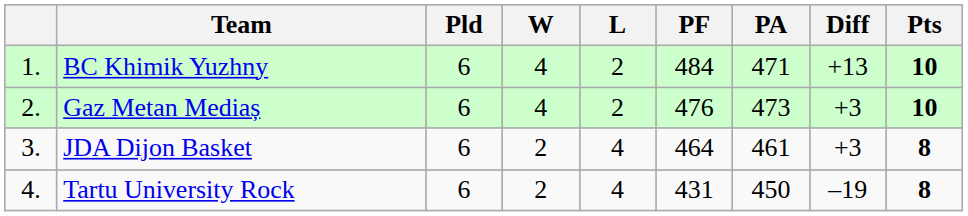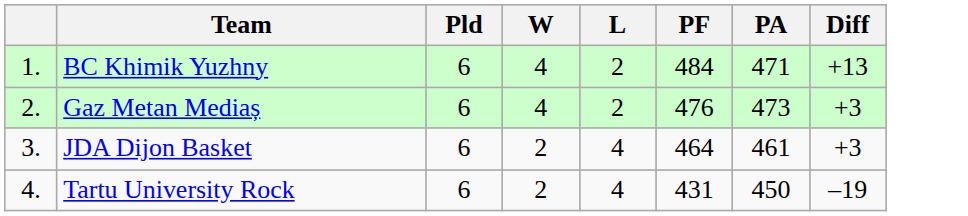- column: (924, 25)
